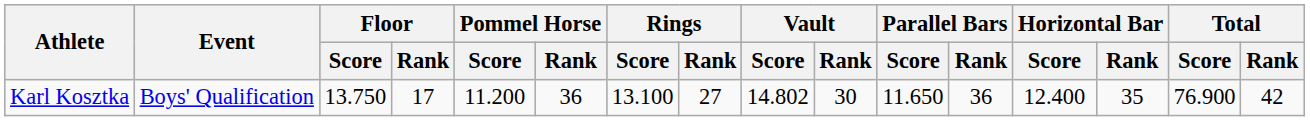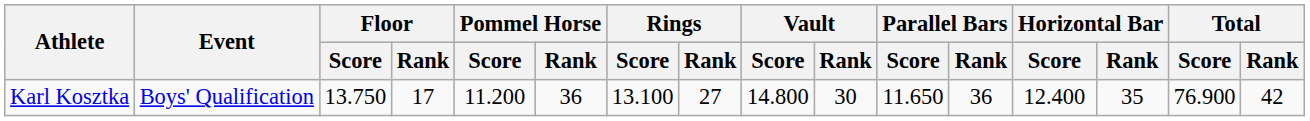(778, 97) 14.802 -> (778, 97) 14.800
